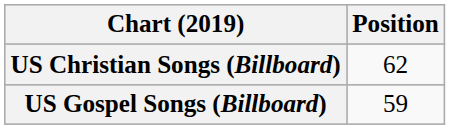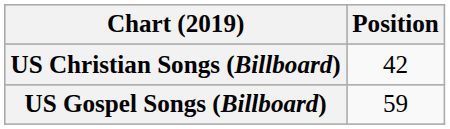(396, 64) 62 -> (396, 64) 42
